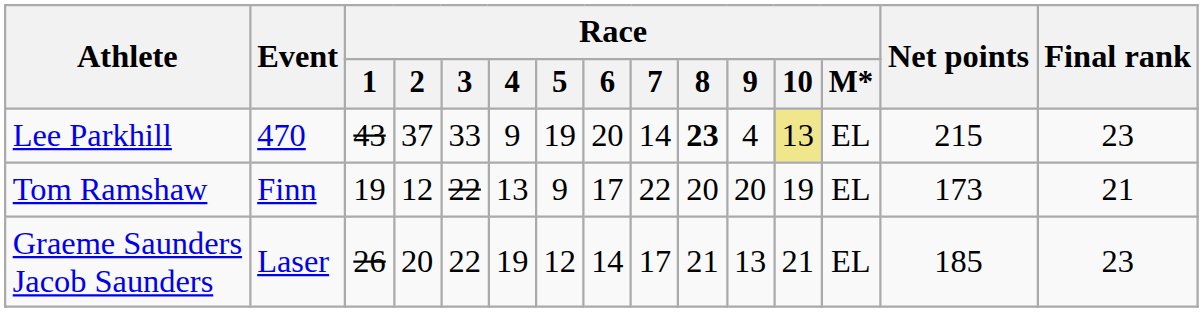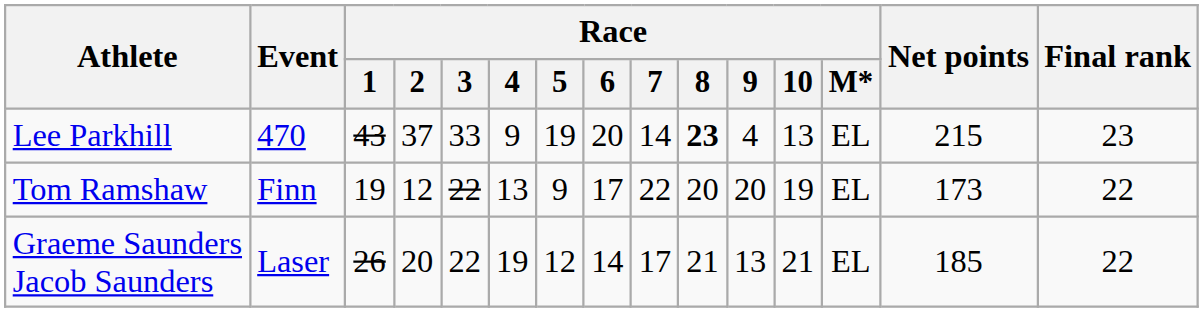(798, 135) khaki background -> (798, 135) no background
(1118, 189) 21 -> (1118, 189) 22
(1118, 261) 23 -> (1118, 261) 22
